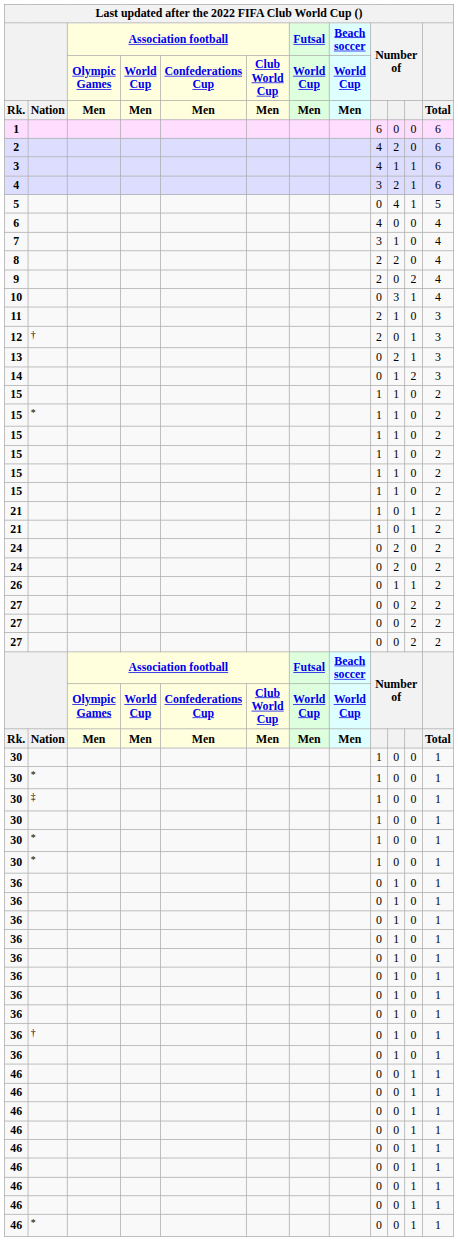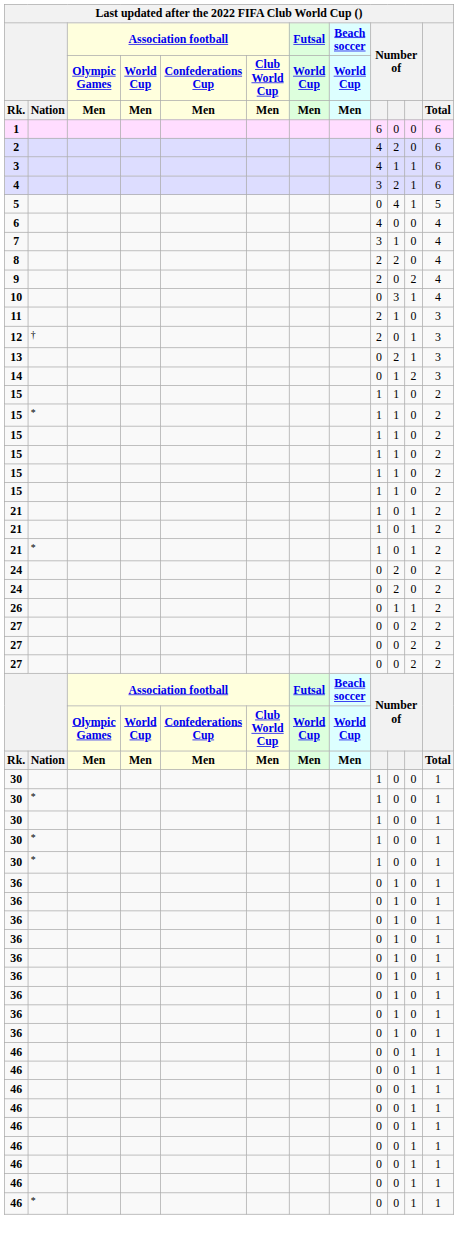+ row: (16, 550)
- row: (16, 799)
- row: (16, 1034)
